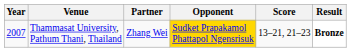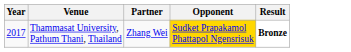- column: (284, 12)
(16, 34) 2007 -> (16, 34) 2017
